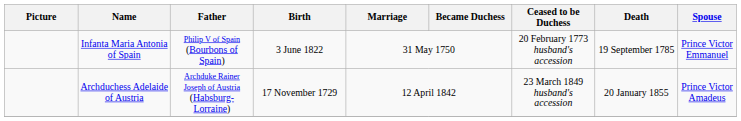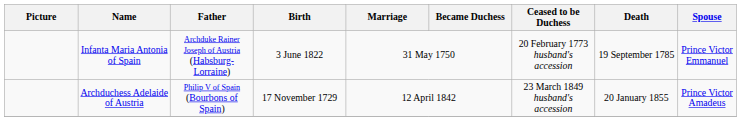(212, 50) Philip V of Spain (Bourbons of Spain) -> (212, 55) Archduke Rainer Joseph of Austria (Habsburg-Lorraine)
(212, 93) Archduke Rainer Joseph of Austria (Habsburg-Lorraine) -> (212, 98) Philip V of Spain (Bourbons of Spain)
